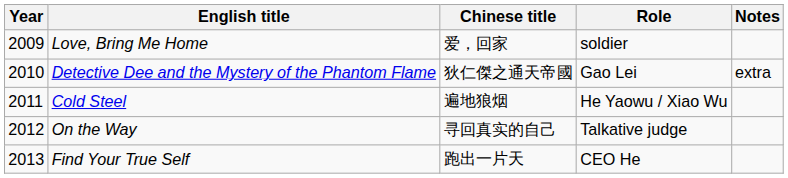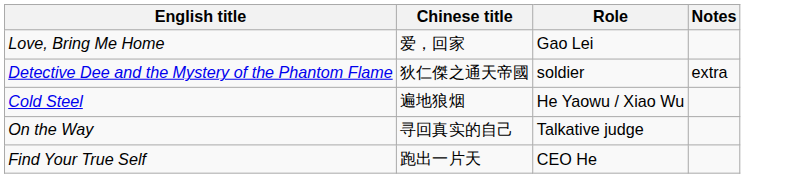- column: (26, 17)
(604, 44) soldier -> (565, 44) Gao Lei
(609, 73) Gao Lei -> (561, 73) soldier
